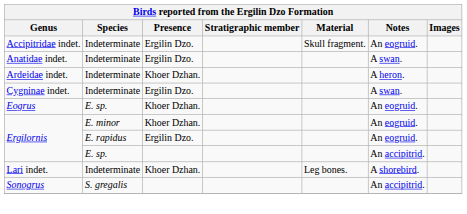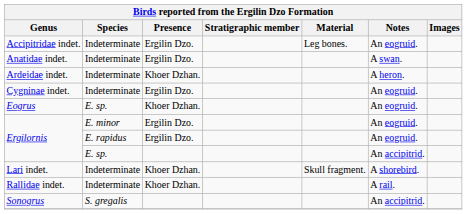(335, 43) Skull fragment. -> (326, 43) Leg bones.
(386, 91) A swan. -> (394, 91) An eogruid.
(172, 122) Khoer Dzhan. -> (169, 122) Ergilin Dzo.
(326, 169) Leg bones. -> (335, 169) Skull fragment.
+ row: (36, 185)
